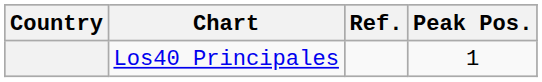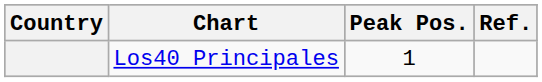columns swapped: (473, 23) <-> (376, 23)
